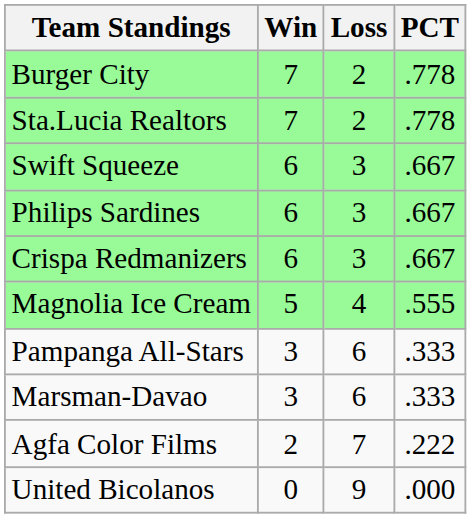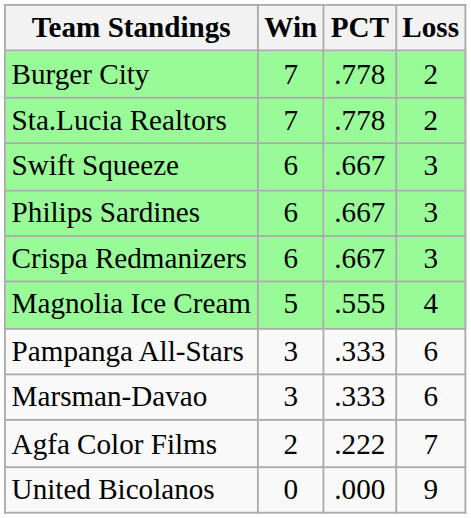columns swapped: (359, 27) <-> (430, 27)
